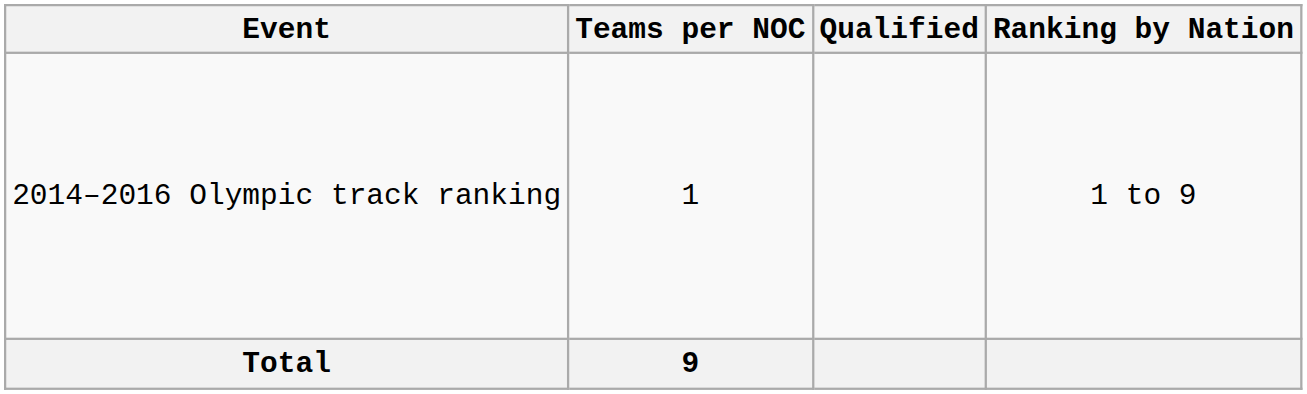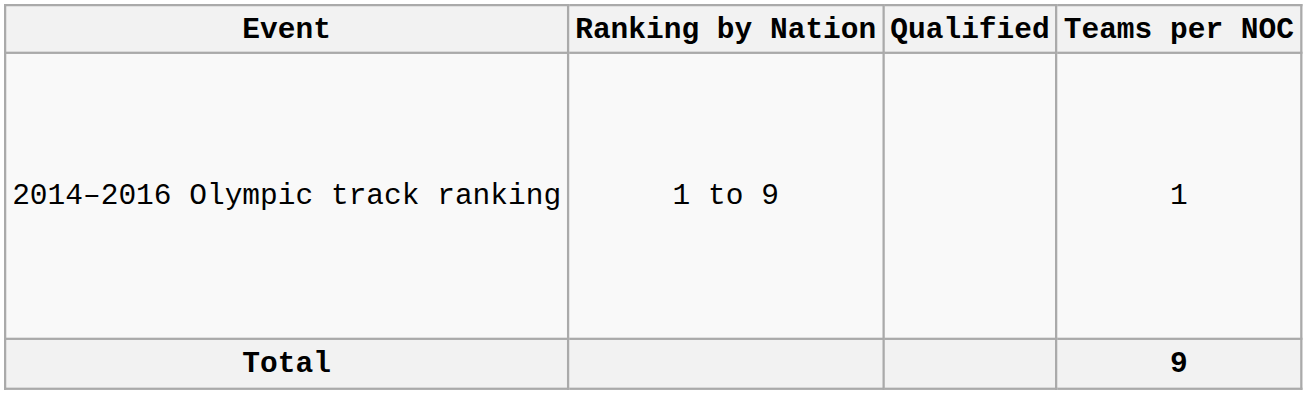columns swapped: (1143, 29) <-> (690, 29)
